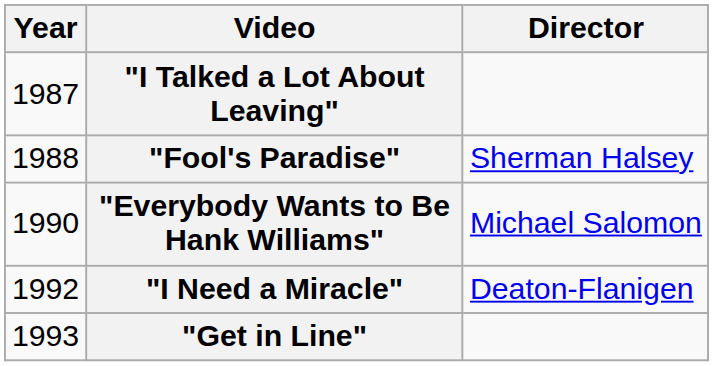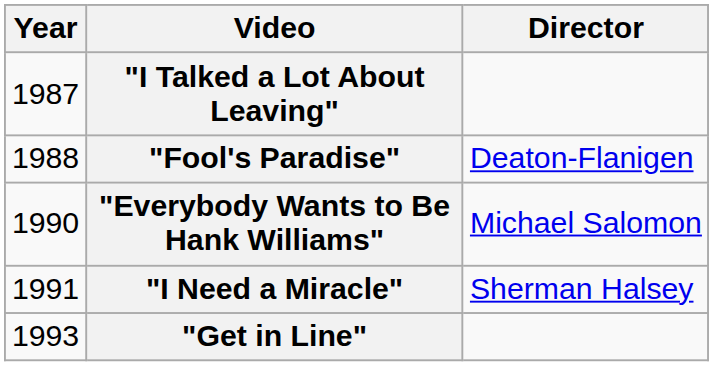(582, 158) Sherman Halsey -> (582, 158) Deaton-Flanigen
(46, 288) 1992 -> (46, 288) 1991
(582, 288) Deaton-Flanigen -> (582, 288) Sherman Halsey
